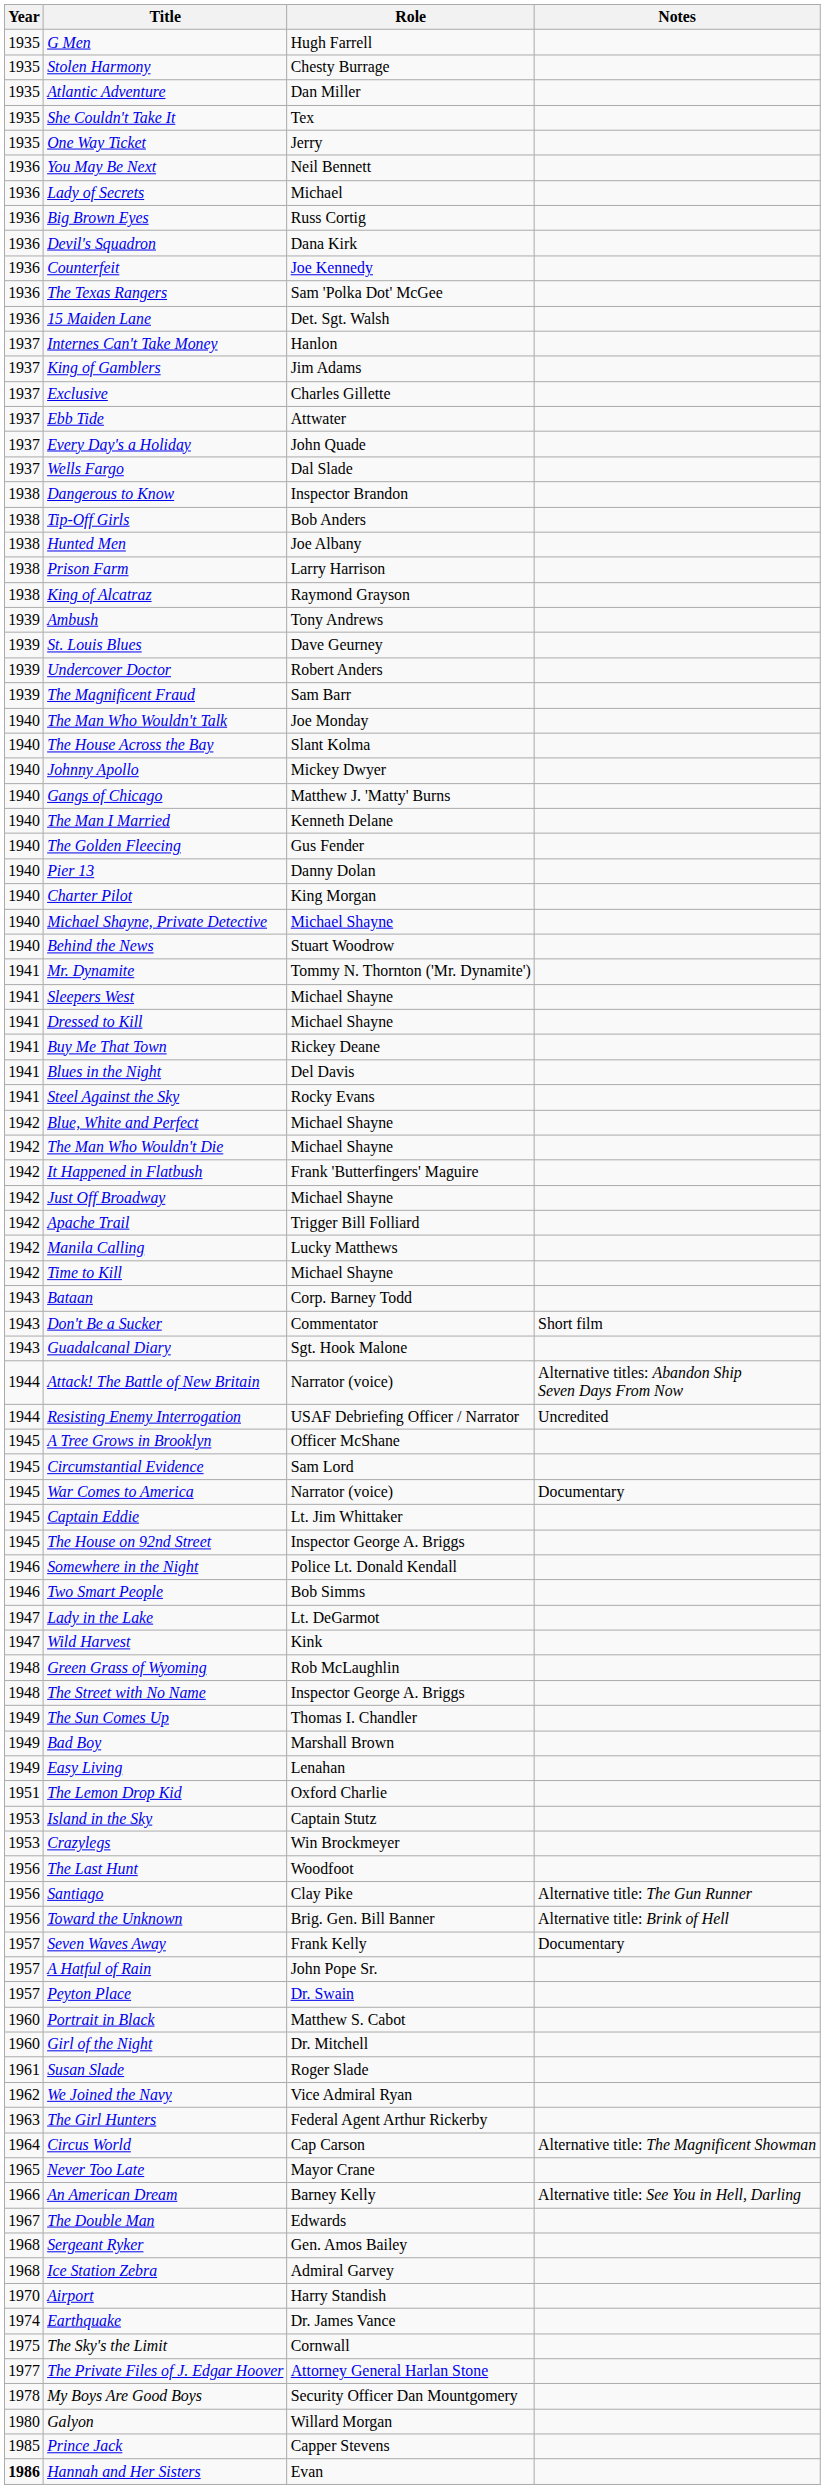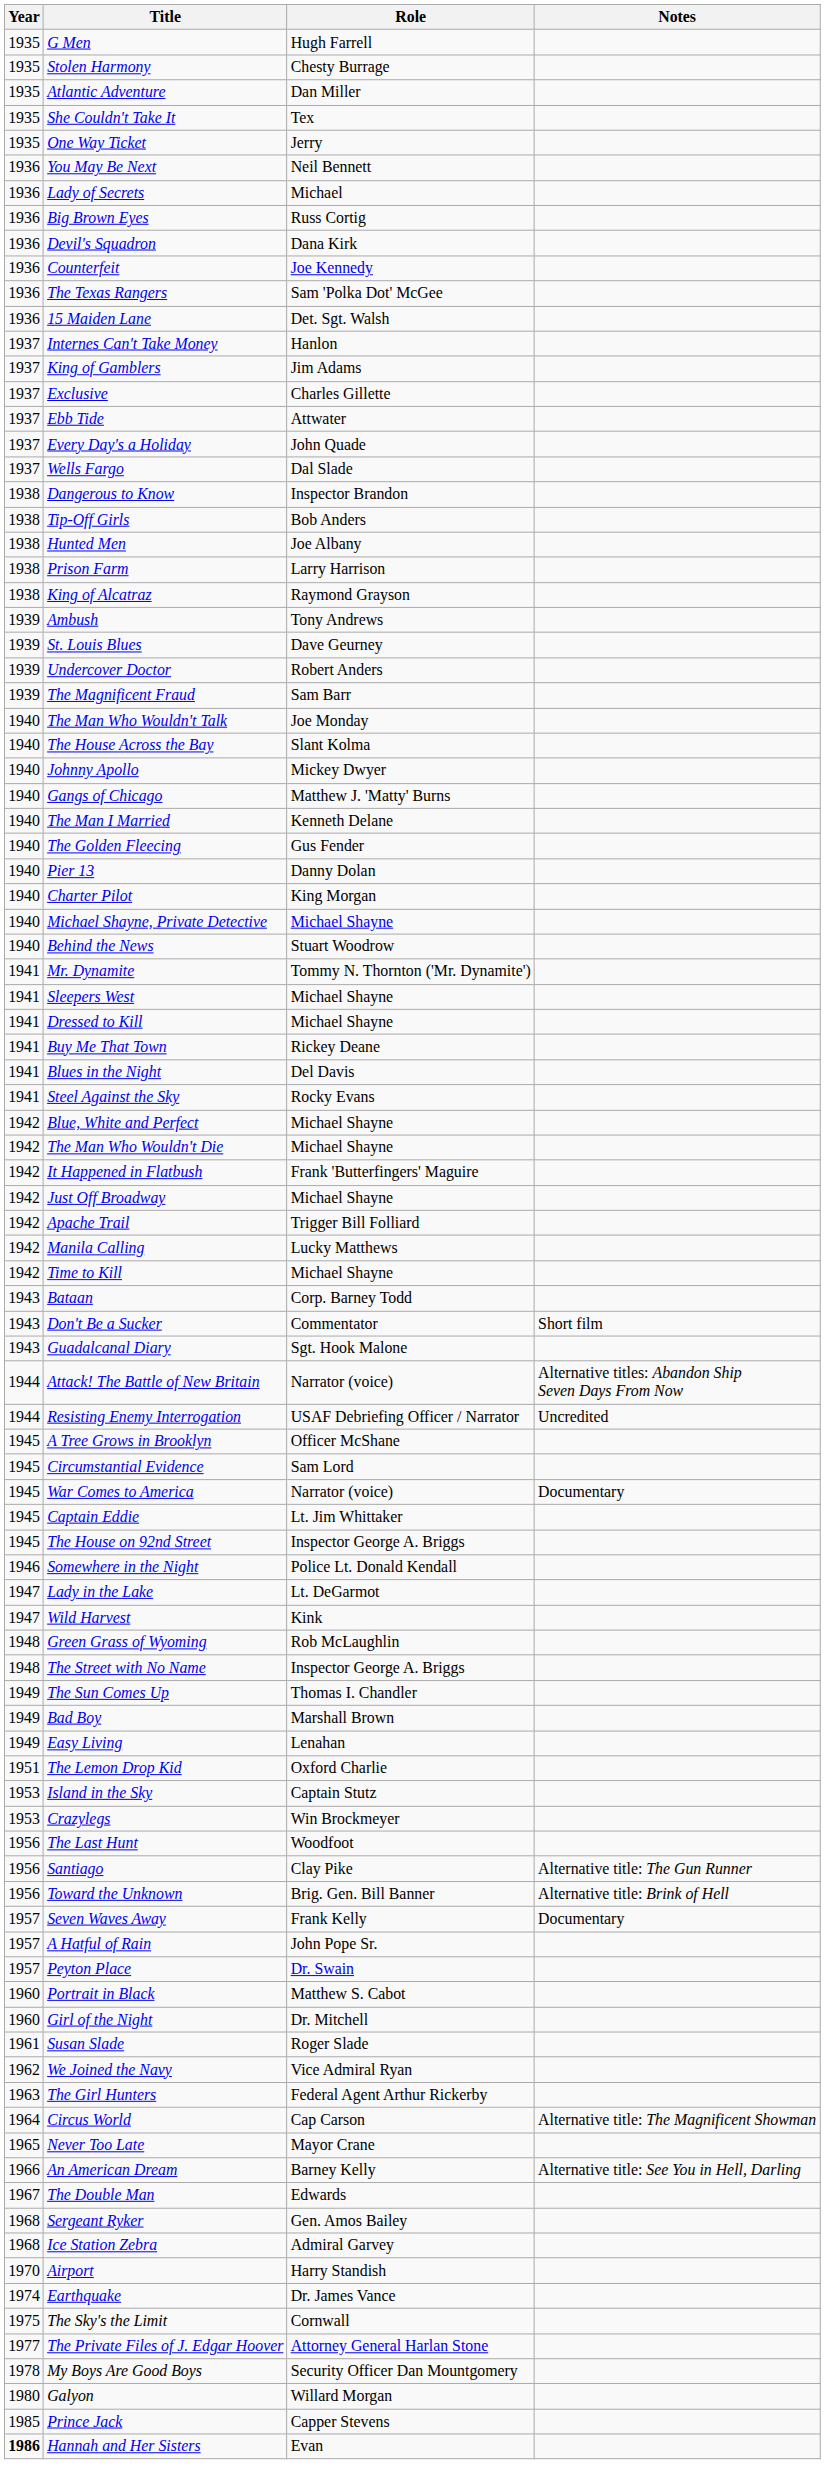- row: (105, 1592)
